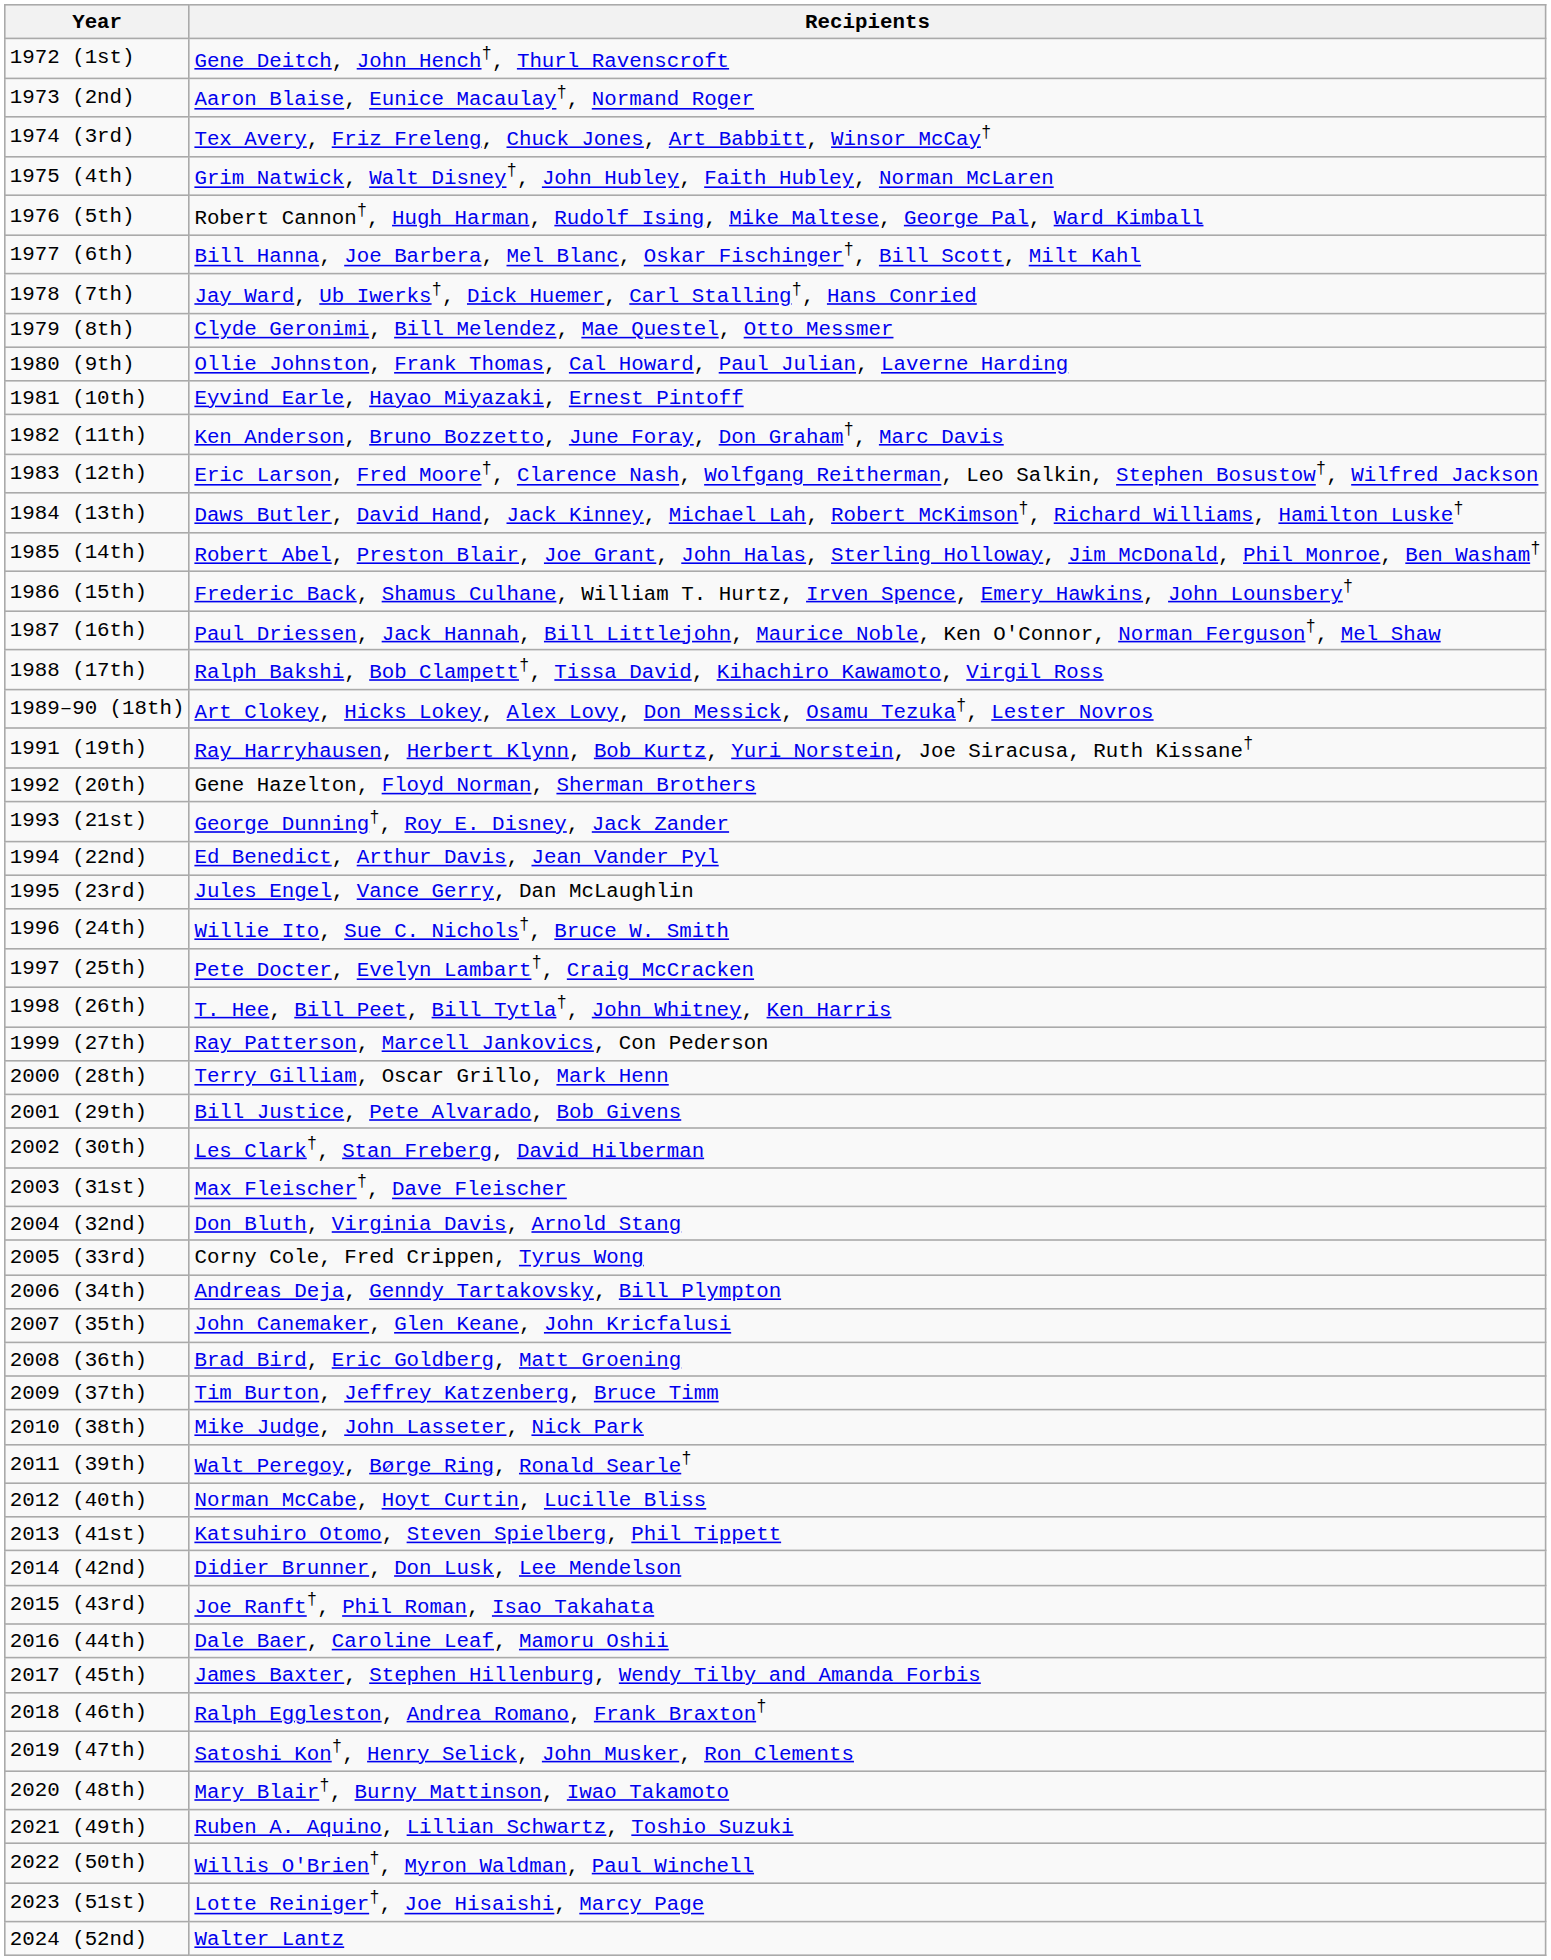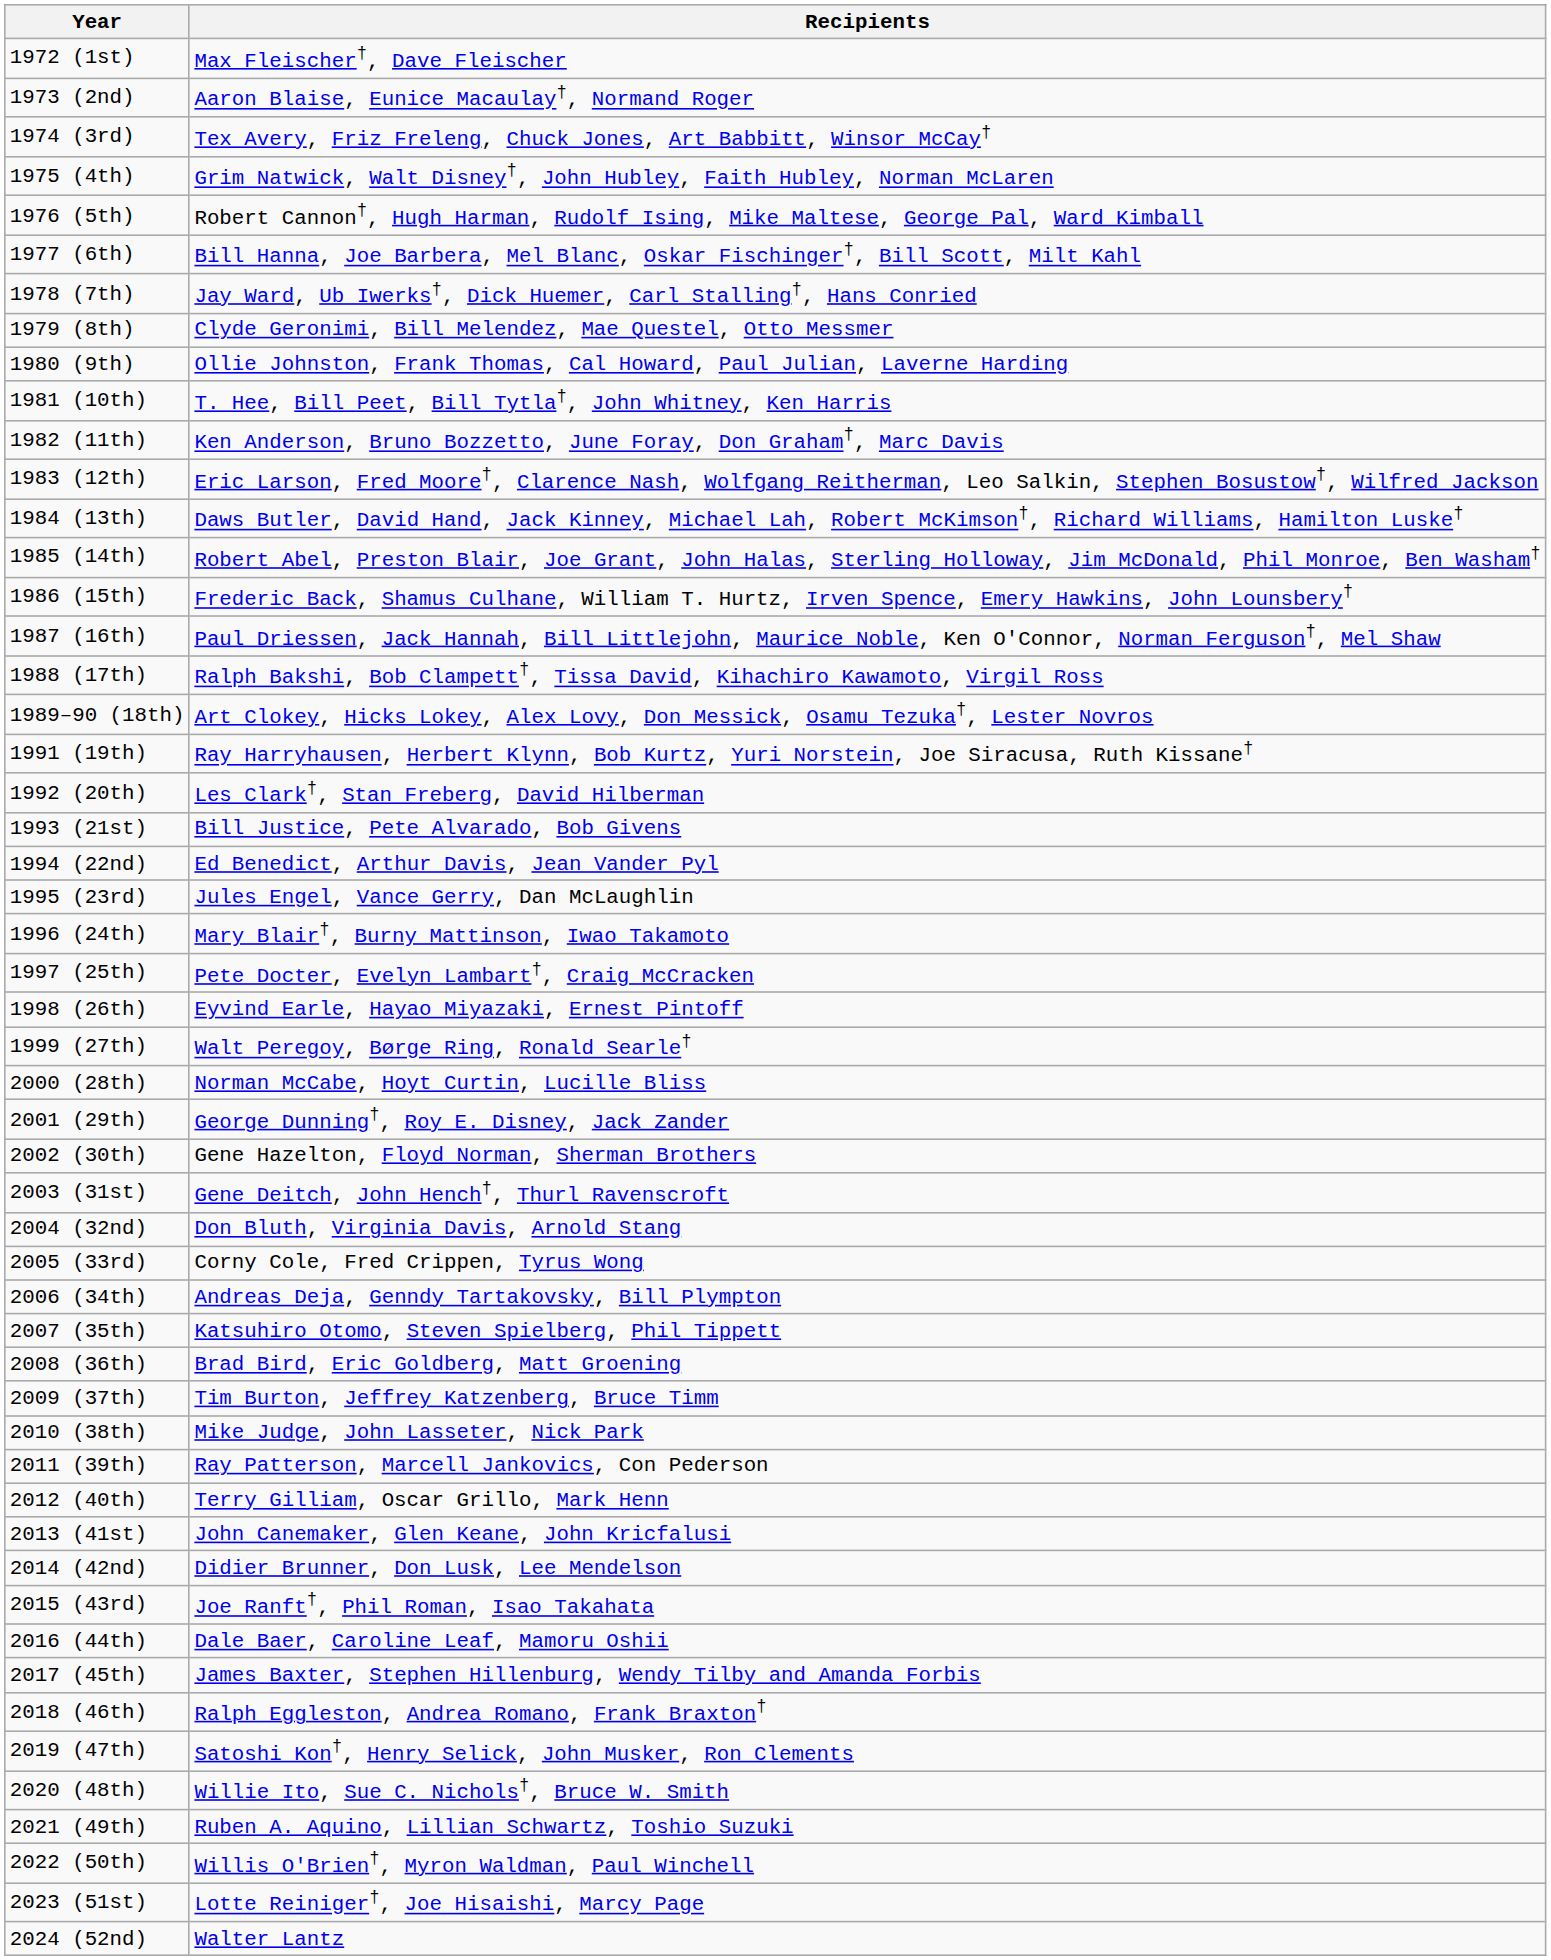(462, 58) Gene Deitch, John Hench†, Thurl Ravenscroft -> (381, 58) Max Fleischer†, Dave Fleischer
(469, 398) Eyvind Earle, Hayao Miyazaki, Ernest Pintoff -> (543, 401) T. Hee, Bill Peet, Bill Tytla†, John Whitney, Ken Harris
(475, 785) Gene Hazelton, Floyd Norman, Sherman Brothers -> (449, 793) Les Clark†, Stan Freberg, David Hilberman
(462, 822) George Dunning†, Roy E. Disney, Jack Zander -> (438, 830) Bill Justice, Pete Alvarado, Bob Givens
(462, 929) Willie Ito, Sue C. Nichols†, Bruce W. Smith -> (462, 934) Mary Blair†, Burny Mattinson, Iwao Takamoto
(543, 1007) T. Hee, Bill Peet, Bill Tytla†, John Whitney, Ken Harris -> (469, 1010) Eyvind Earle, Hayao Miyazaki, Ernest Pintoff
(482, 1044) Ray Patterson, Marcell Jankovics, Con Pederson -> (443, 1046) Walt Peregoy, Børge Ring, Ronald Searle†
(432, 1077) Terry Gilliam, Oscar Grillo, Mark Henn -> (450, 1083) Norman McCabe, Hoyt Curtin, Lucille Bliss
(438, 1111) Bill Justice, Pete Alvarado, Bob Givens -> (462, 1119) George Dunning†, Roy E. Disney, Jack Zander
(449, 1148) Les Clark†, Stan Freberg, David Hilberman -> (475, 1156) Gene Hazelton, Floyd Norman, Sherman Brothers
(381, 1187) Max Fleischer†, Dave Fleischer -> (462, 1192) Gene Deitch, John Hench†, Thurl Ravenscroft
(463, 1325) John Canemaker, Glen Keane, John Kricfalusi -> (488, 1331) Katsuhiro Otomo, Steven Spielberg, Phil Tippett
(443, 1464) Walt Peregoy, Børge Ring, Ronald Searle† -> (482, 1466) Ray Patterson, Marcell Jankovics, Con Pederson
(450, 1500) Norman McCabe, Hoyt Curtin, Lucille Bliss -> (432, 1500) Terry Gilliam, Oscar Grillo, Mark Henn
(488, 1534) Katsuhiro Otomo, Steven Spielberg, Phil Tippett -> (463, 1534) John Canemaker, Glen Keane, John Kricfalusi
(462, 1790) Mary Blair†, Burny Mattinson, Iwao Takamoto -> (462, 1790) Willie Ito, Sue C. Nichols†, Bruce W. Smith
